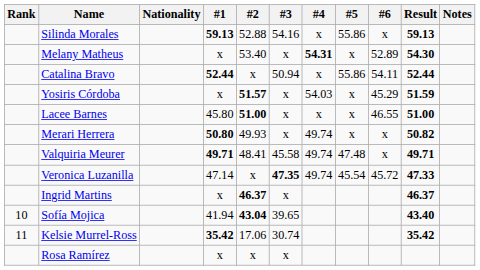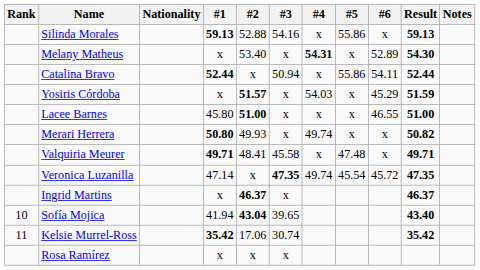(319, 155) 49.74 -> (319, 155) x
(421, 175) 47.33 -> (421, 175) 47.35
